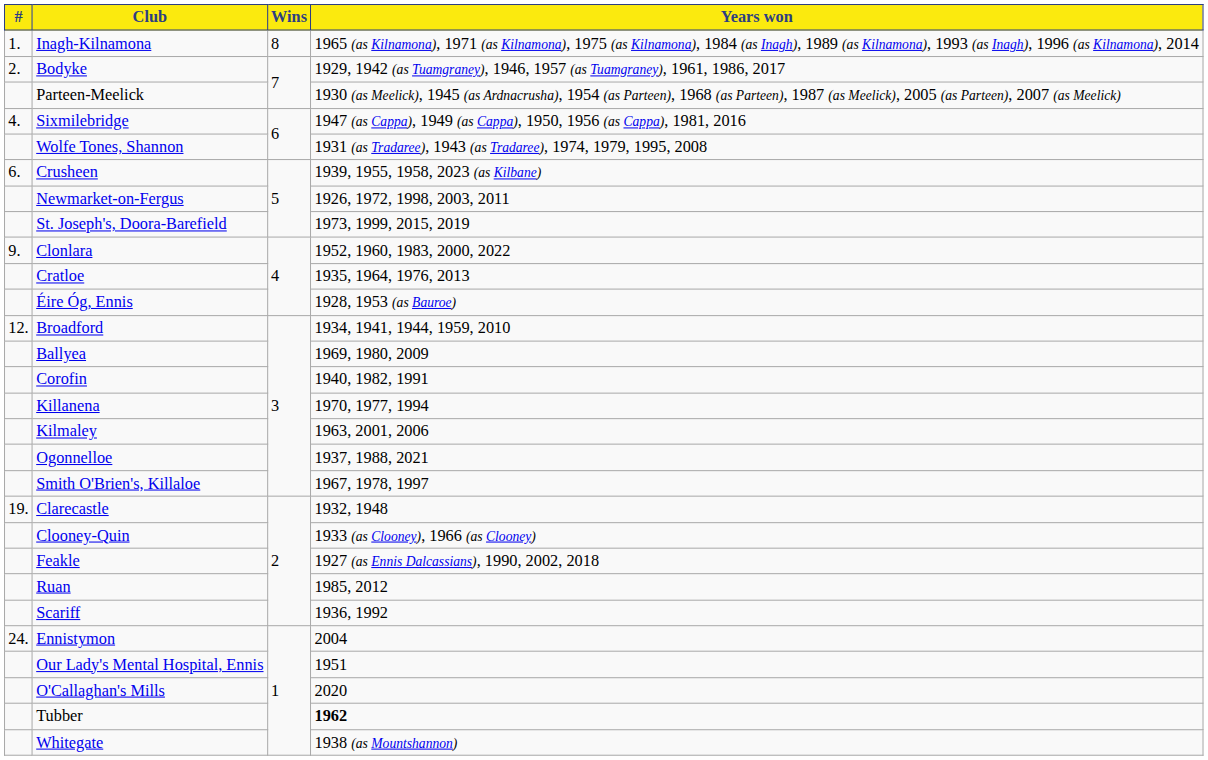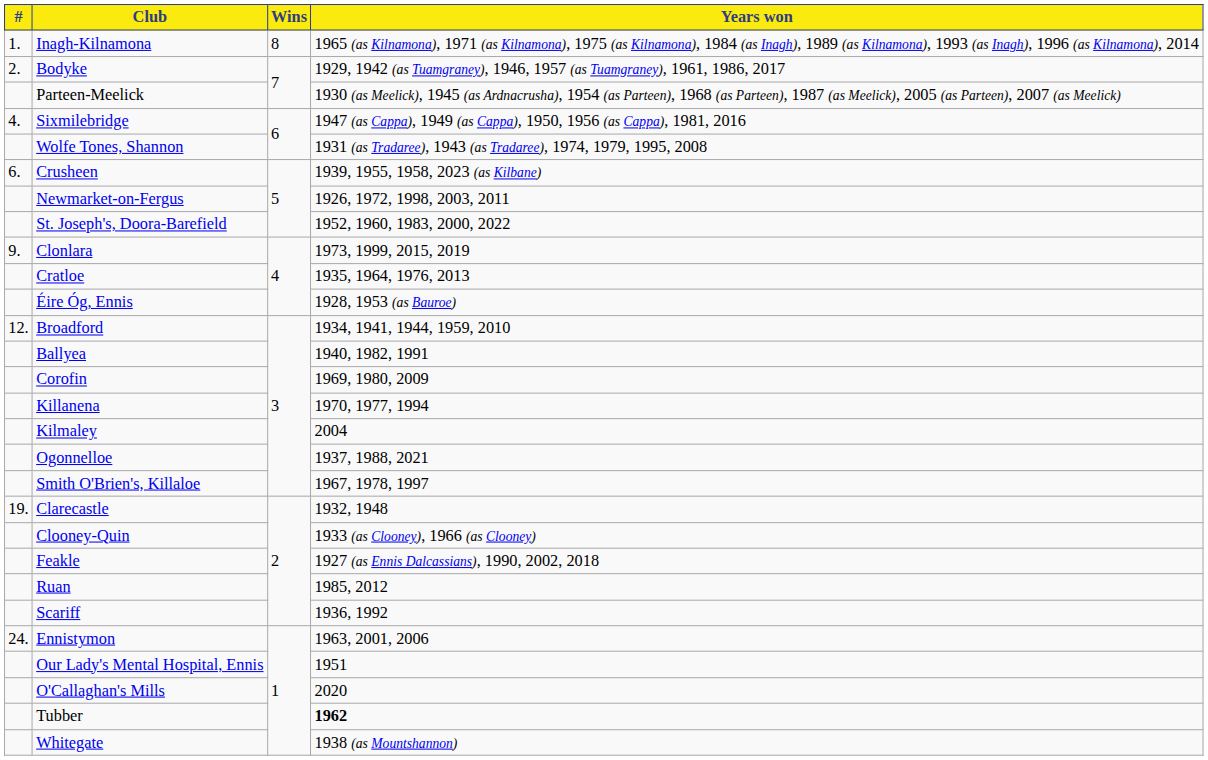(392, 224) 1973, 1999, 2015, 2019 -> (412, 224) 1952, 1960, 1983, 2000, 2022
(412, 250) 1952, 1960, 1983, 2000, 2022 -> (392, 250) 1973, 1999, 2015, 2019
(372, 353) 1969, 1980, 2009 -> (372, 353) 1940, 1982, 1991
(372, 379) 1940, 1982, 1991 -> (372, 379) 1969, 1980, 2009
(372, 431) 1963, 2001, 2006 -> (331, 431) 2004
(331, 638) 2004 -> (372, 638) 1963, 2001, 2006
